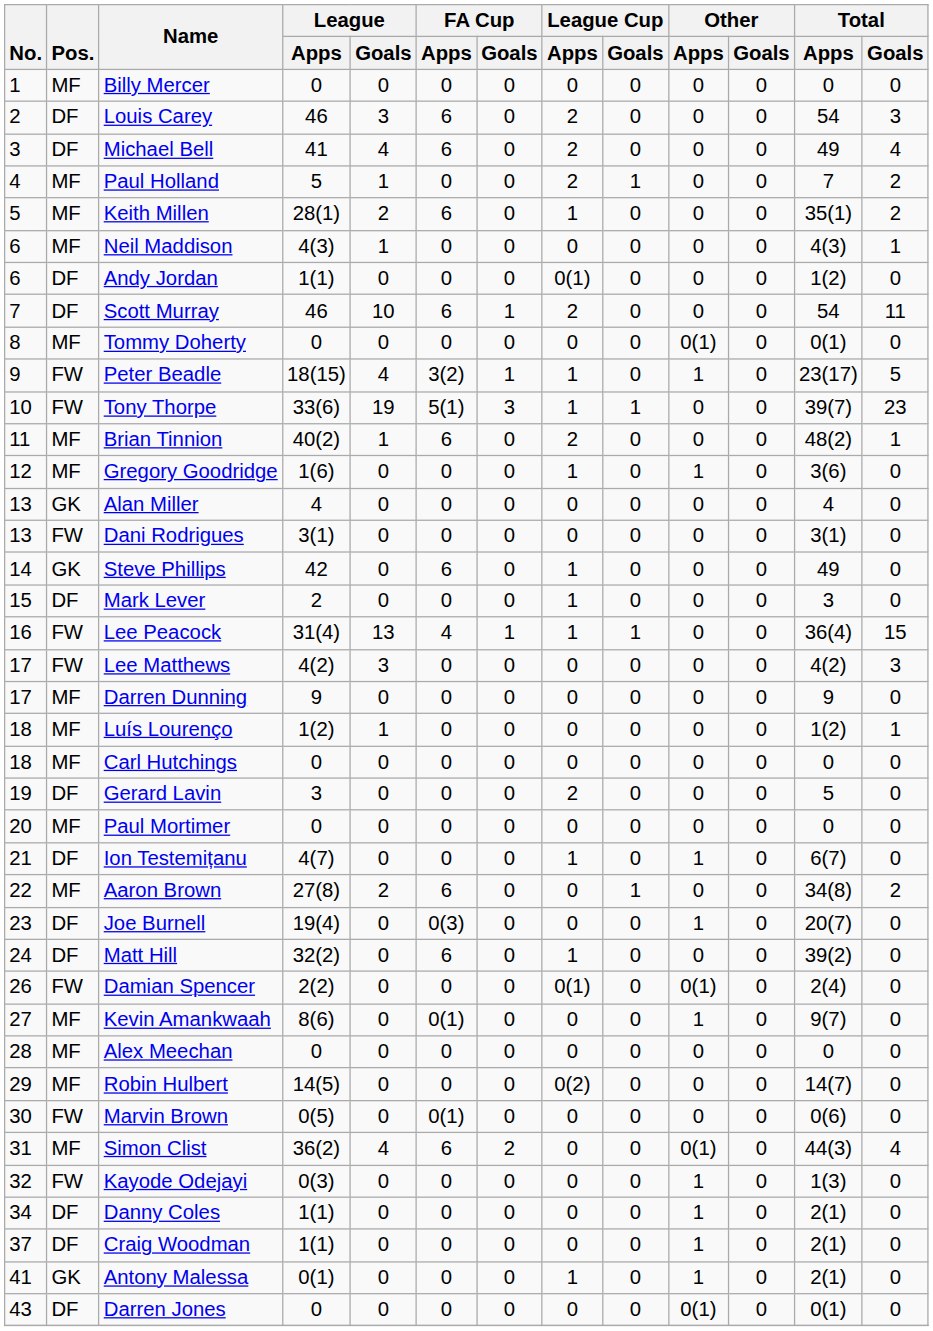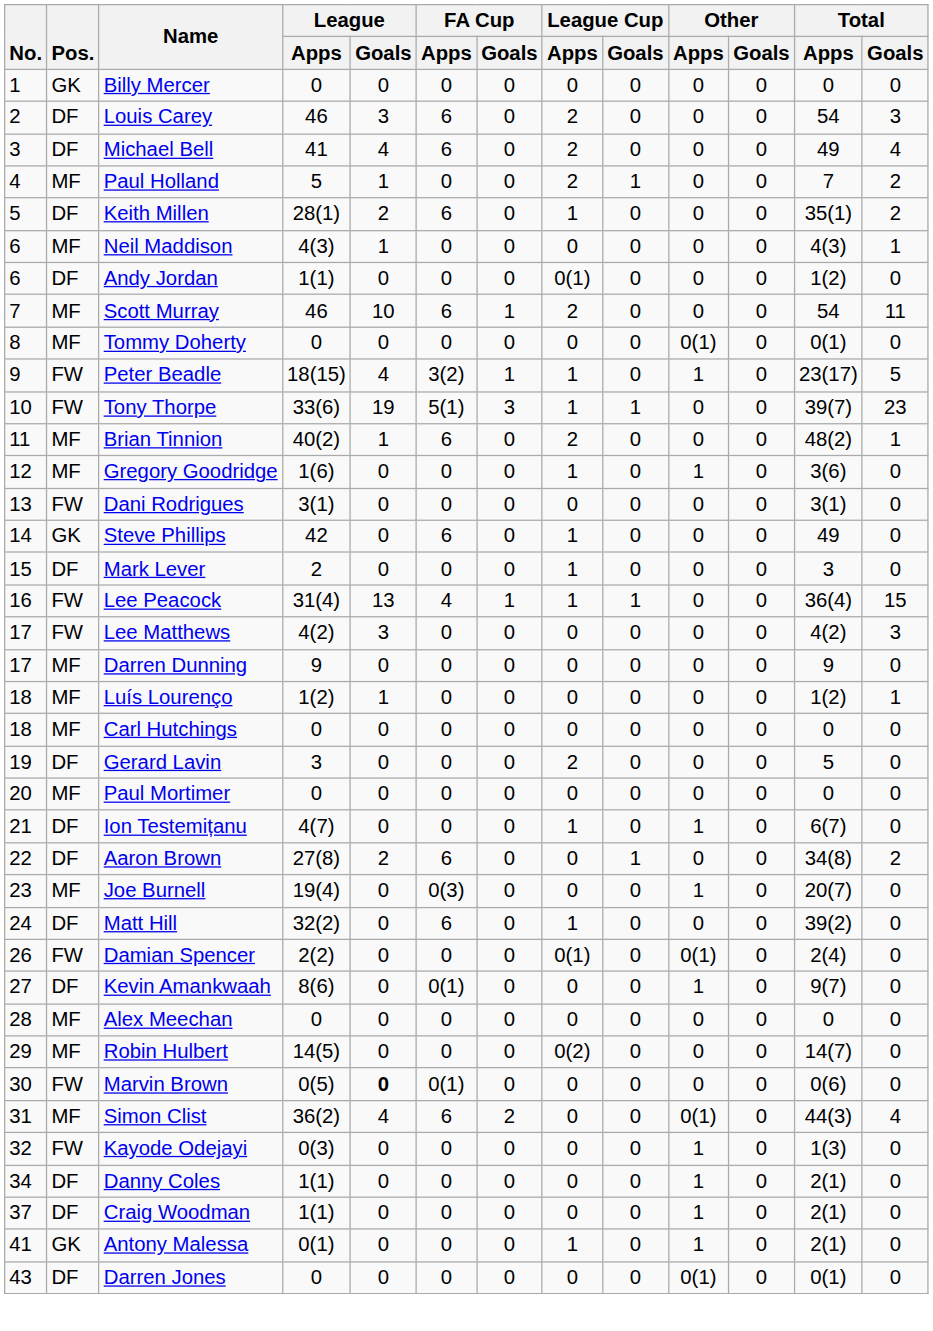(66, 85) MF -> (66, 85) GK
(66, 213) MF -> (65, 213) DF
(65, 310) DF -> (66, 310) MF
- row: (151, 504)
(66, 890) MF -> (65, 858) DF
(65, 922) DF -> (66, 890) MF
(66, 1019) MF -> (65, 987) DF
(383, 1116) normal -> (383, 1084) bold
